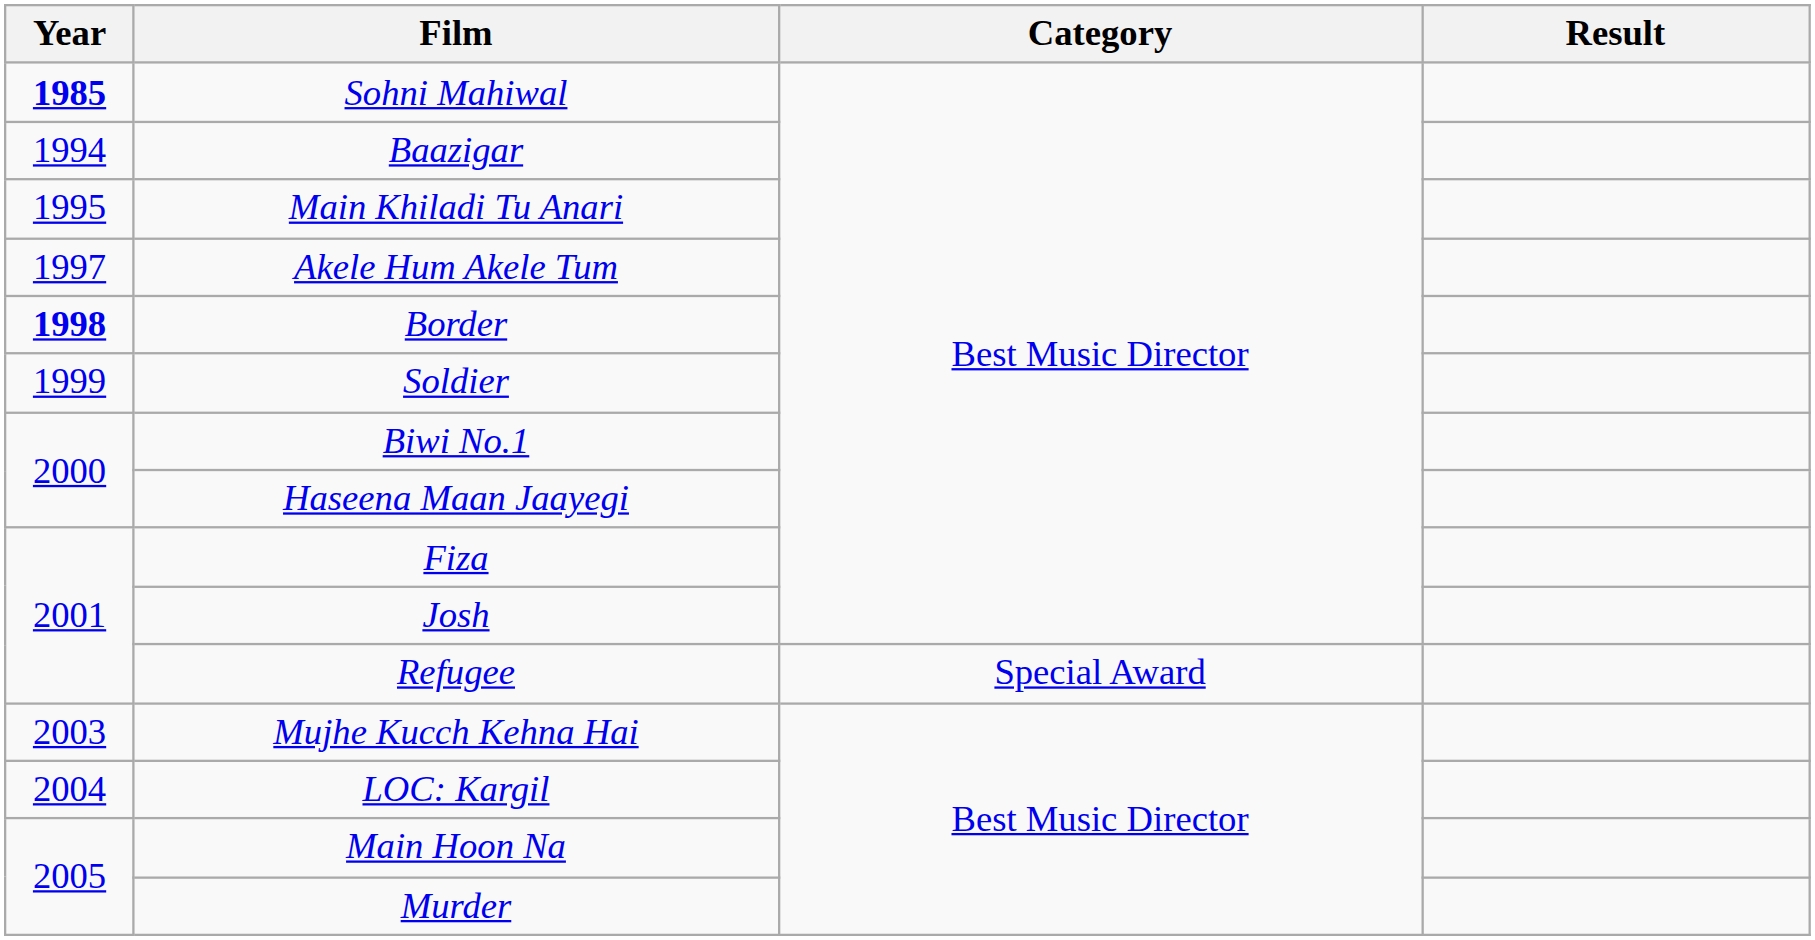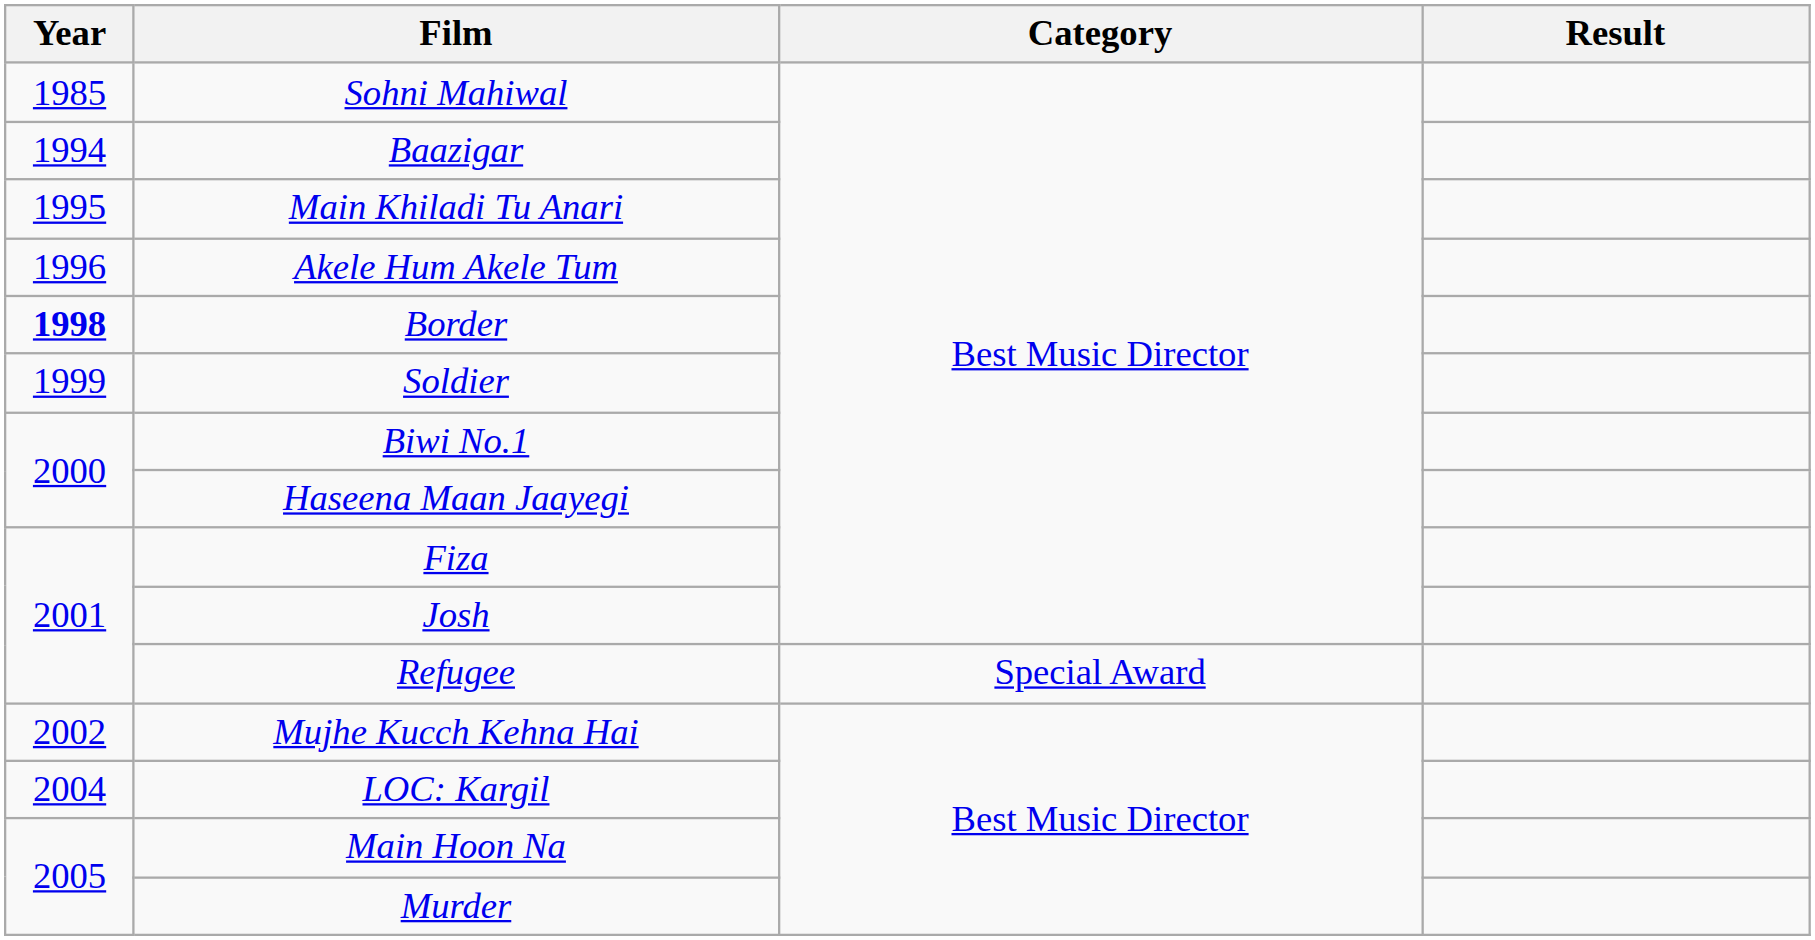(70, 91) bold -> (70, 91) normal
(70, 265) 1997 -> (70, 265) 1996
(70, 730) 2003 -> (70, 730) 2002
